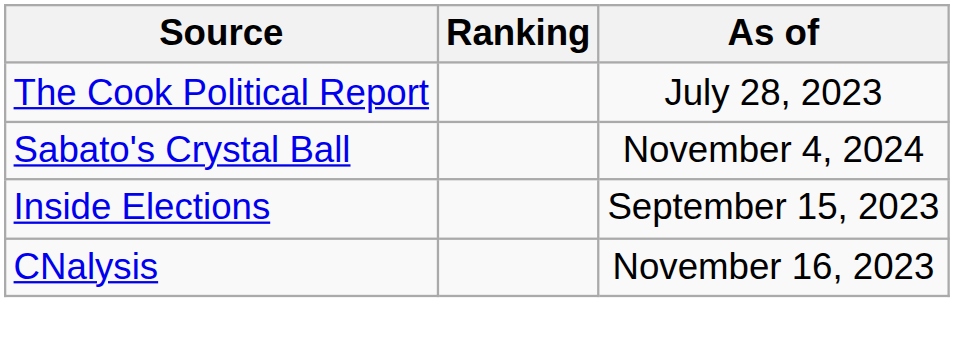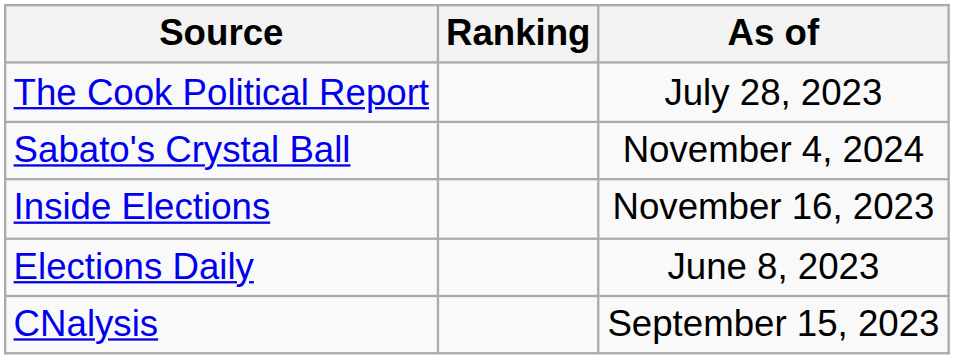(773, 207) September 15, 2023 -> (773, 207) November 16, 2023
+ row: (134, 265)
(773, 265) November 16, 2023 -> (773, 324) September 15, 2023
